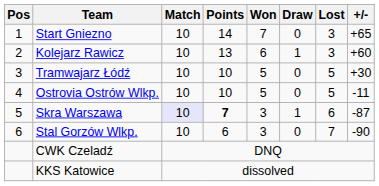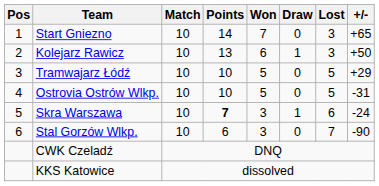(361, 54) +60 -> (361, 54) +50
(361, 73) +30 -> (361, 73) +29
(361, 93) -11 -> (361, 93) -31
(183, 112) lavender background -> (183, 112) no background
(361, 112) -87 -> (361, 112) -24
